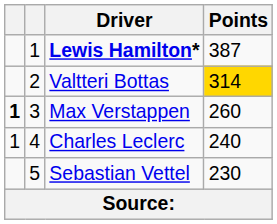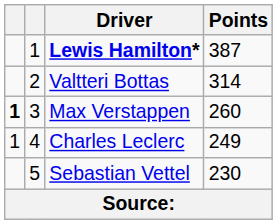(225, 81) gold background -> (225, 81) no background
(225, 142) 240 -> (225, 142) 249
